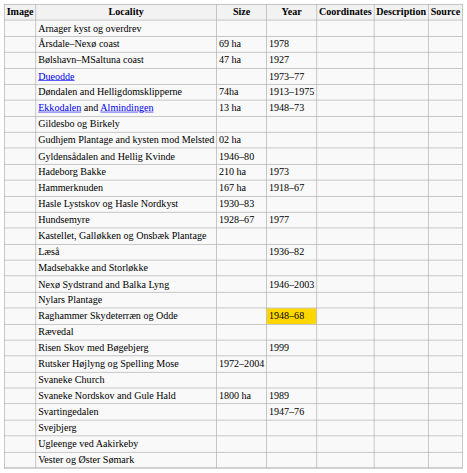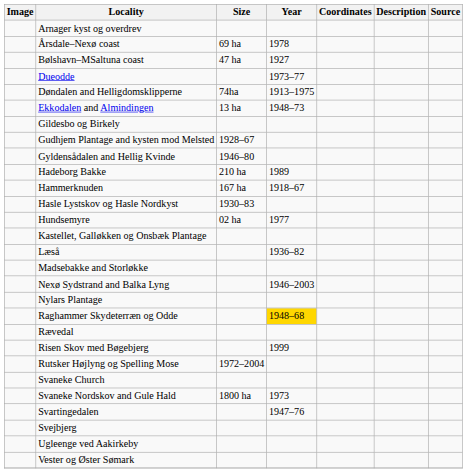(230, 140) 02 ha -> (237, 140) 1928–67
(279, 172) 1973 -> (279, 172) 1989
(237, 220) 1928–67 -> (230, 220) 02 ha
(279, 396) 1989 -> (279, 396) 1973
